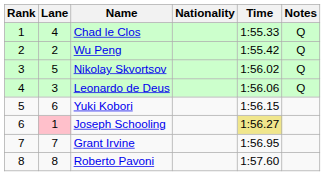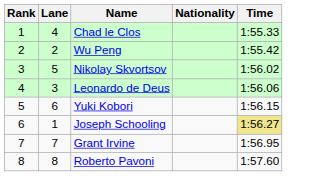- column: (301, 13)
(55, 124) pink background -> (55, 124) no background
